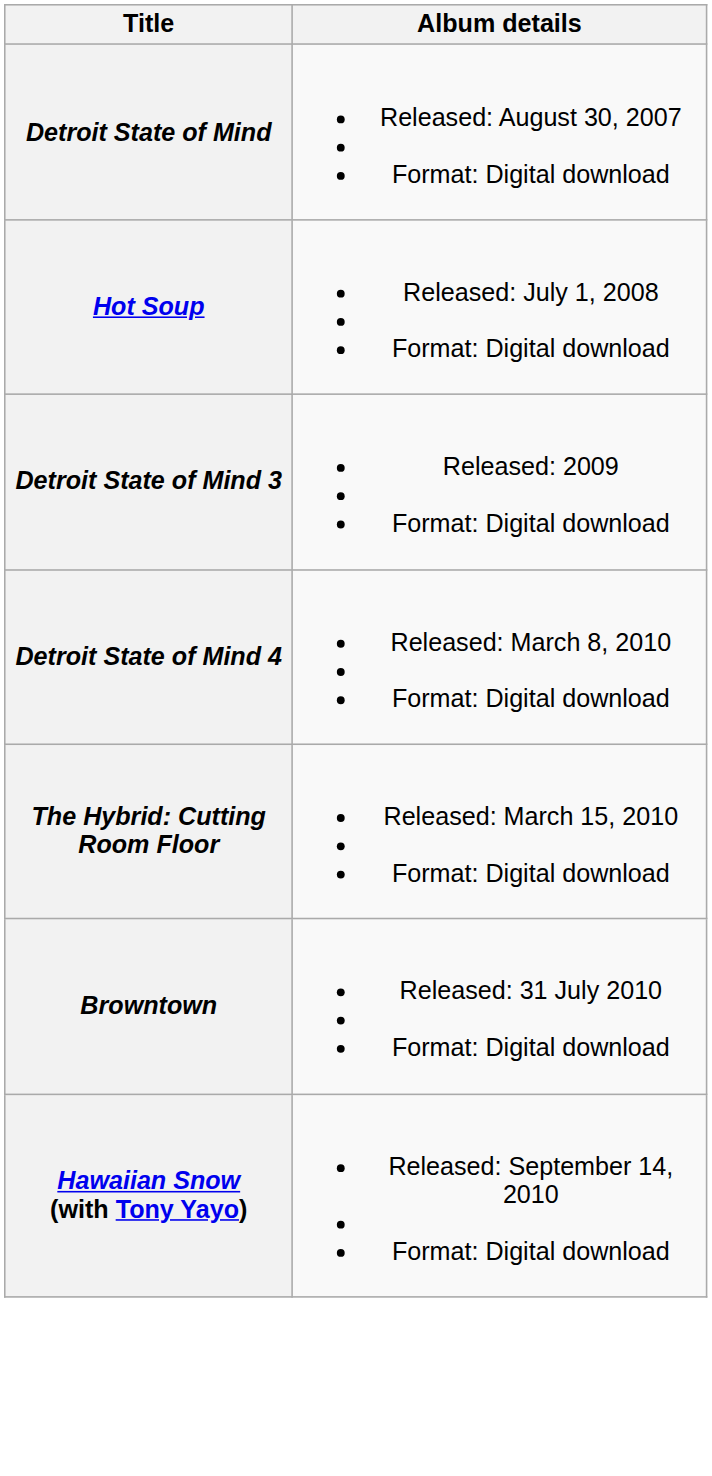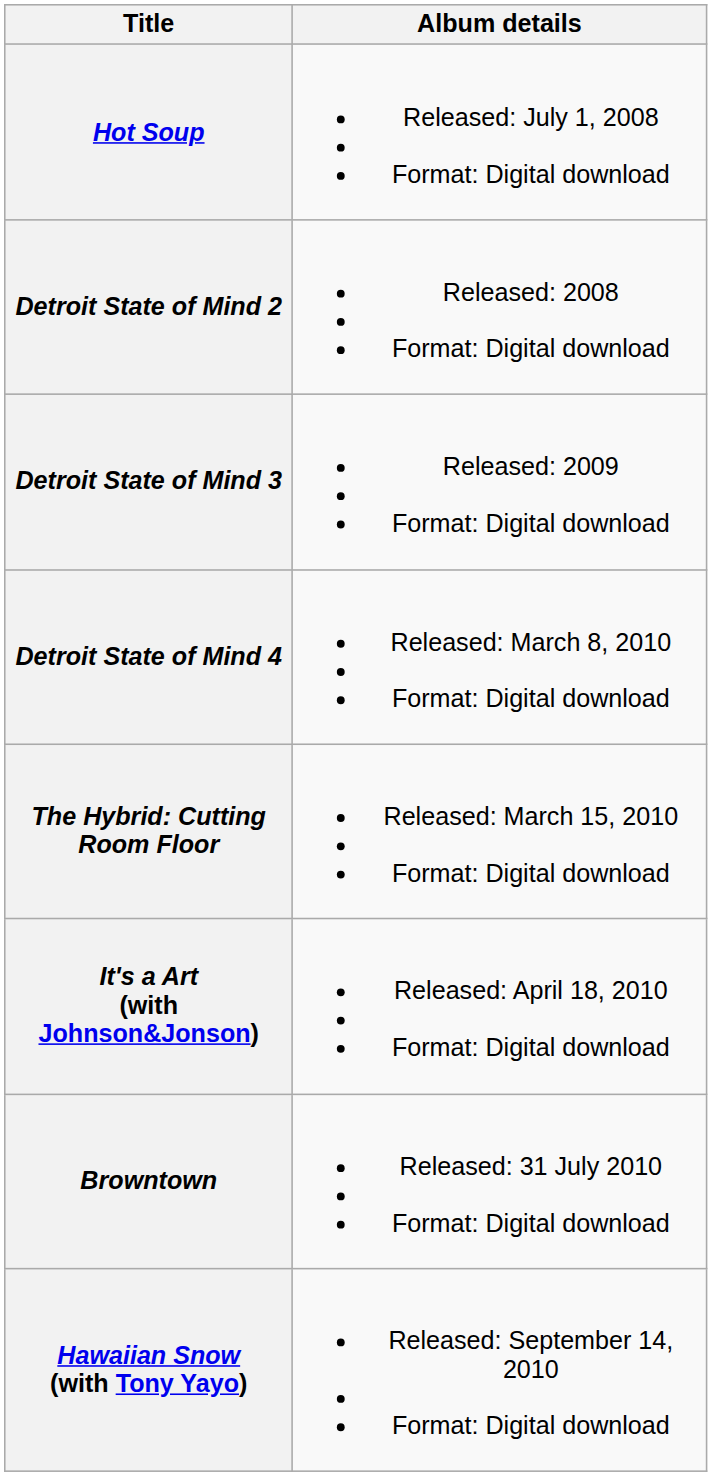- row: (149, 131)
+ row: (149, 306)
+ row: (149, 1006)
